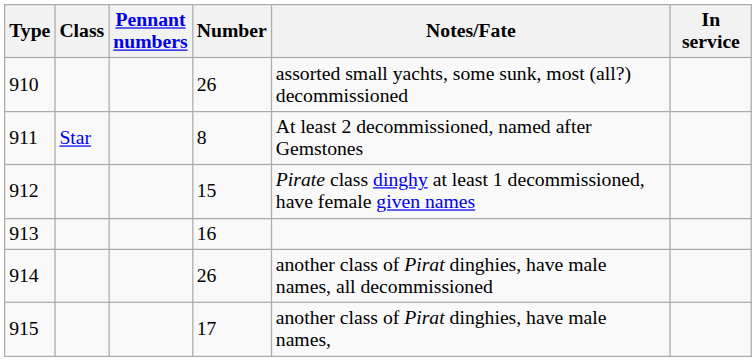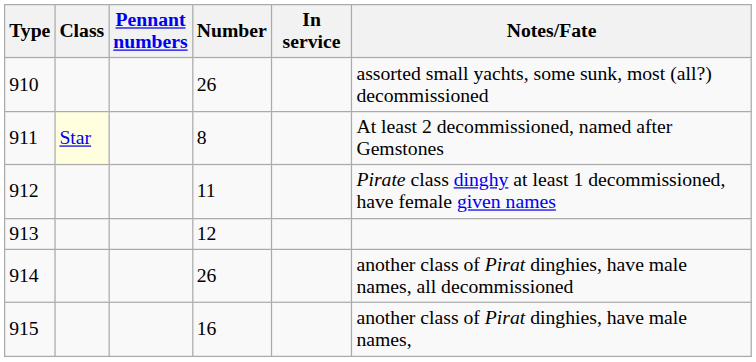columns swapped: (711, 31) <-> (471, 31)
(75, 137) no background -> (75, 137) lightyellow background
(207, 191) 15 -> (206, 191) 11
(207, 233) 16 -> (207, 233) 12
(207, 329) 17 -> (207, 329) 16
